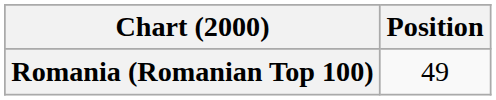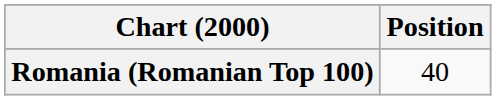(435, 71) 49 -> (435, 71) 40
